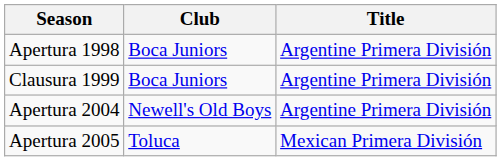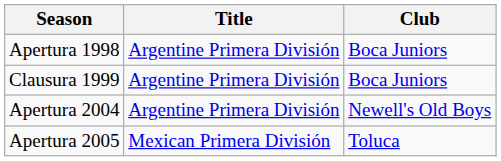columns swapped: (200, 19) <-> (386, 19)
